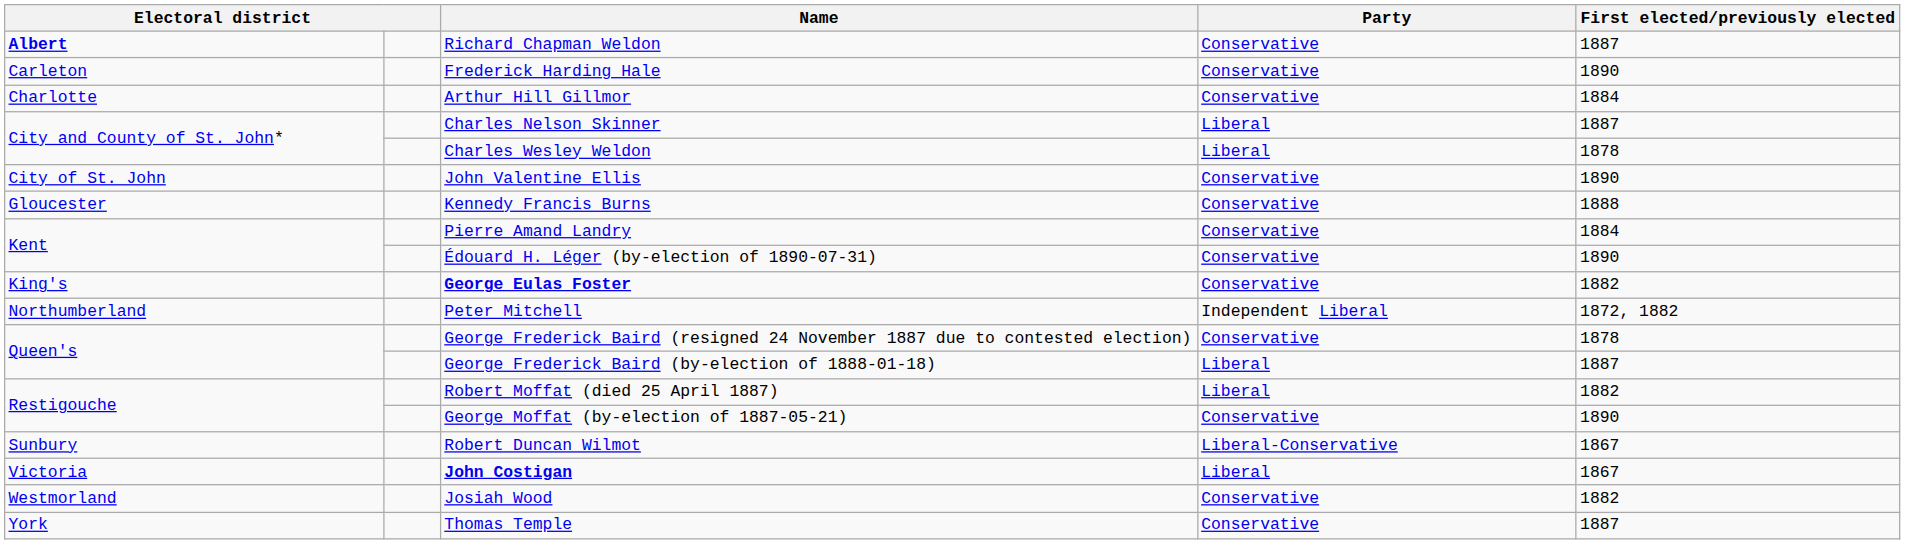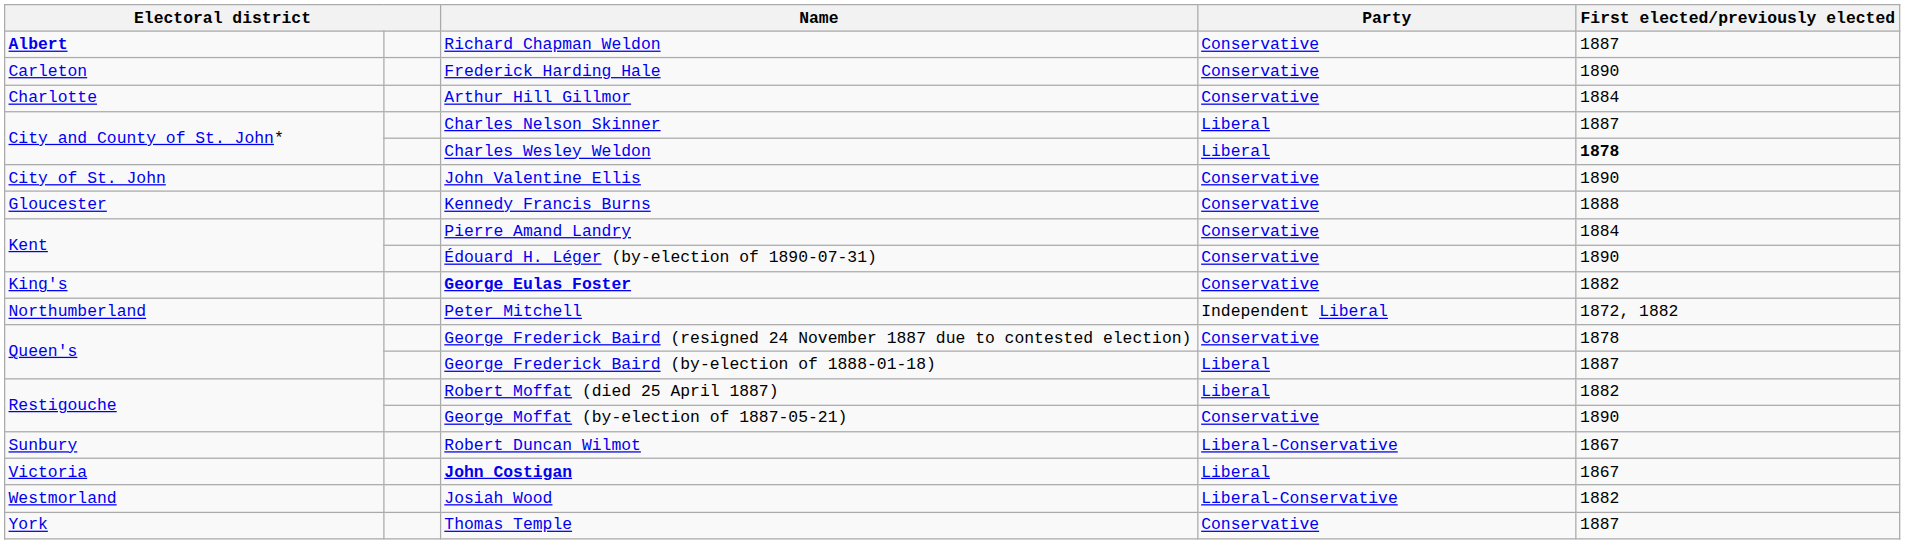(1600, 151) normal -> (1600, 151) bold
(1260, 499) Conservative -> (1299, 499) Liberal-Conservative
